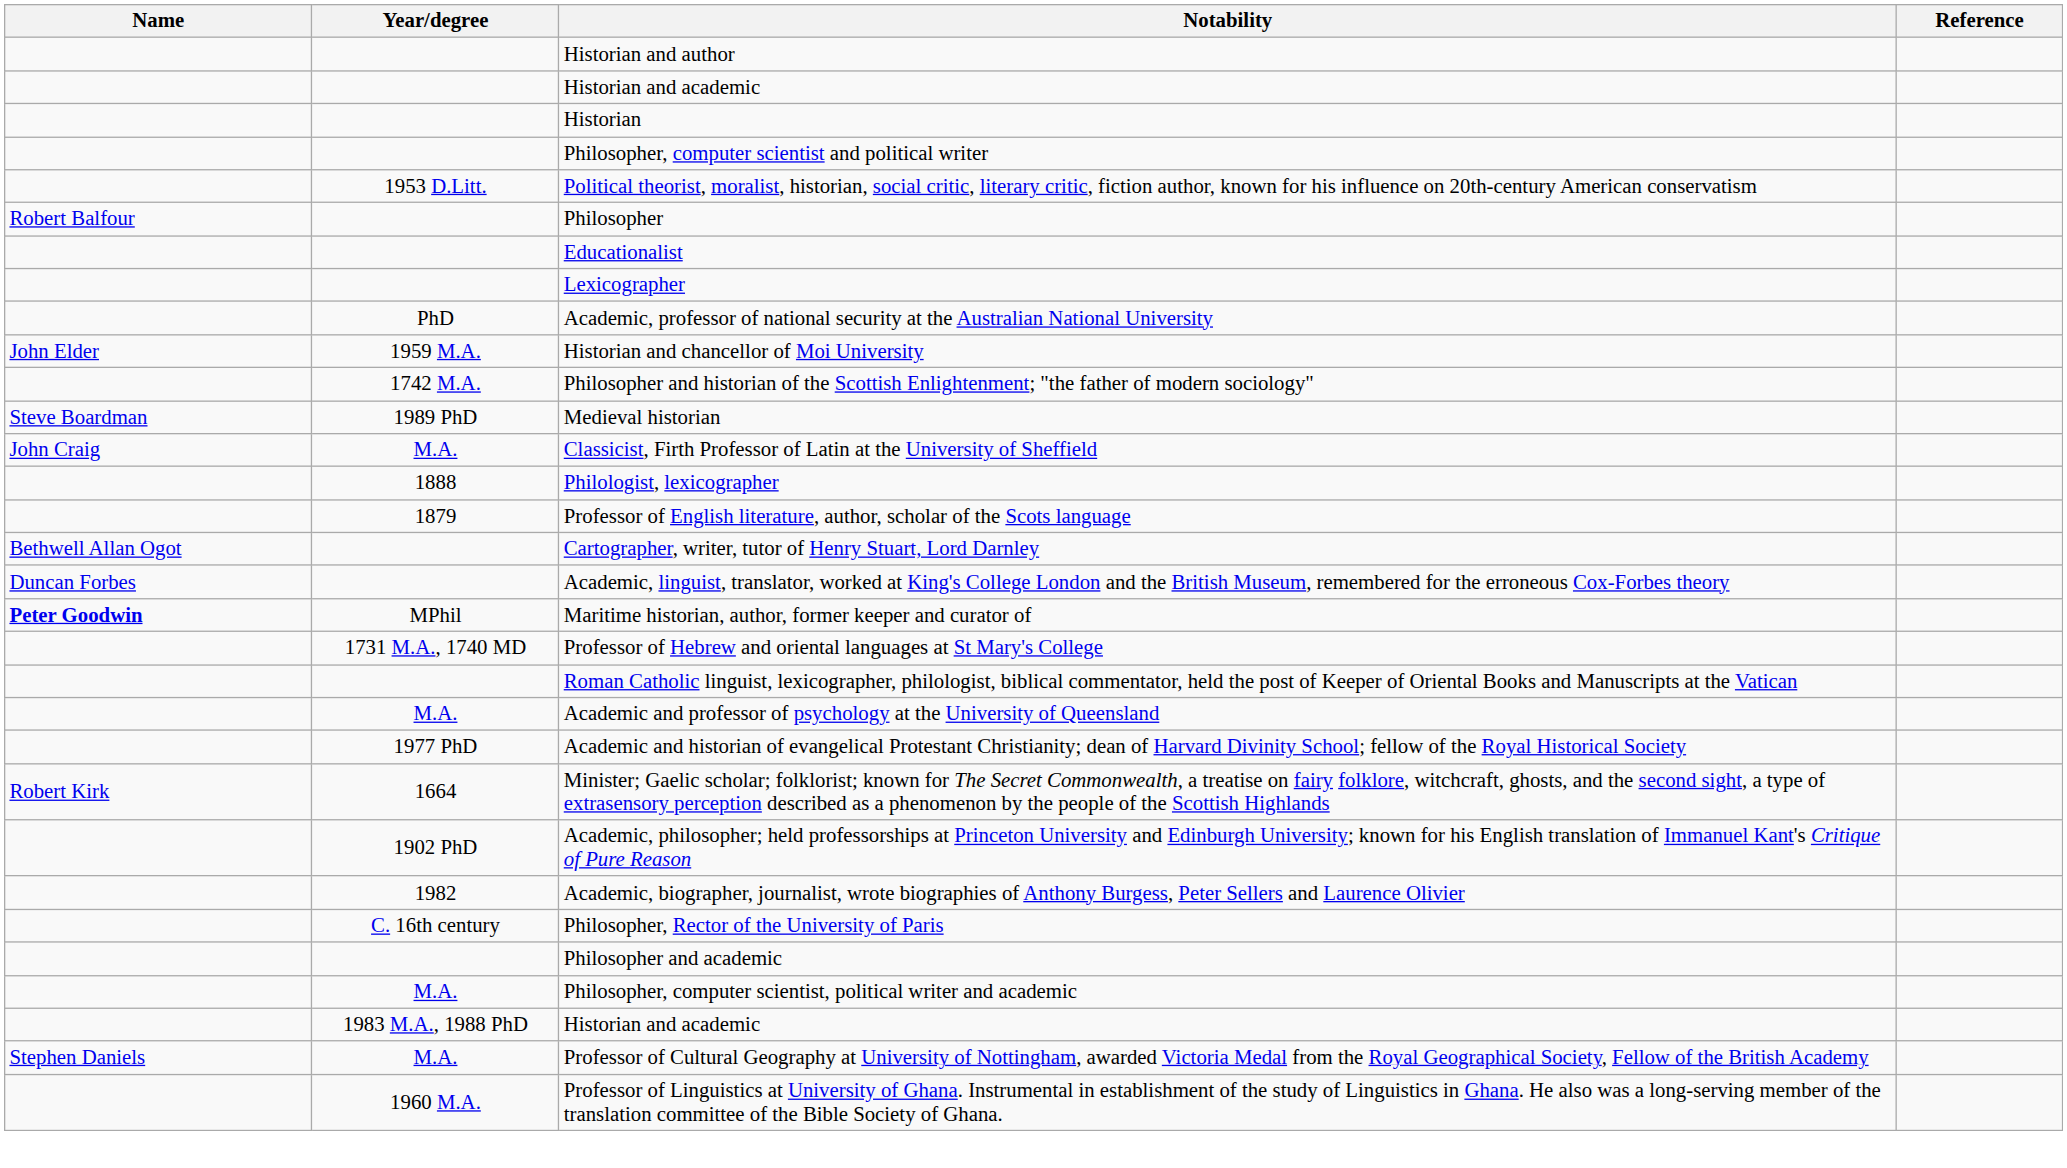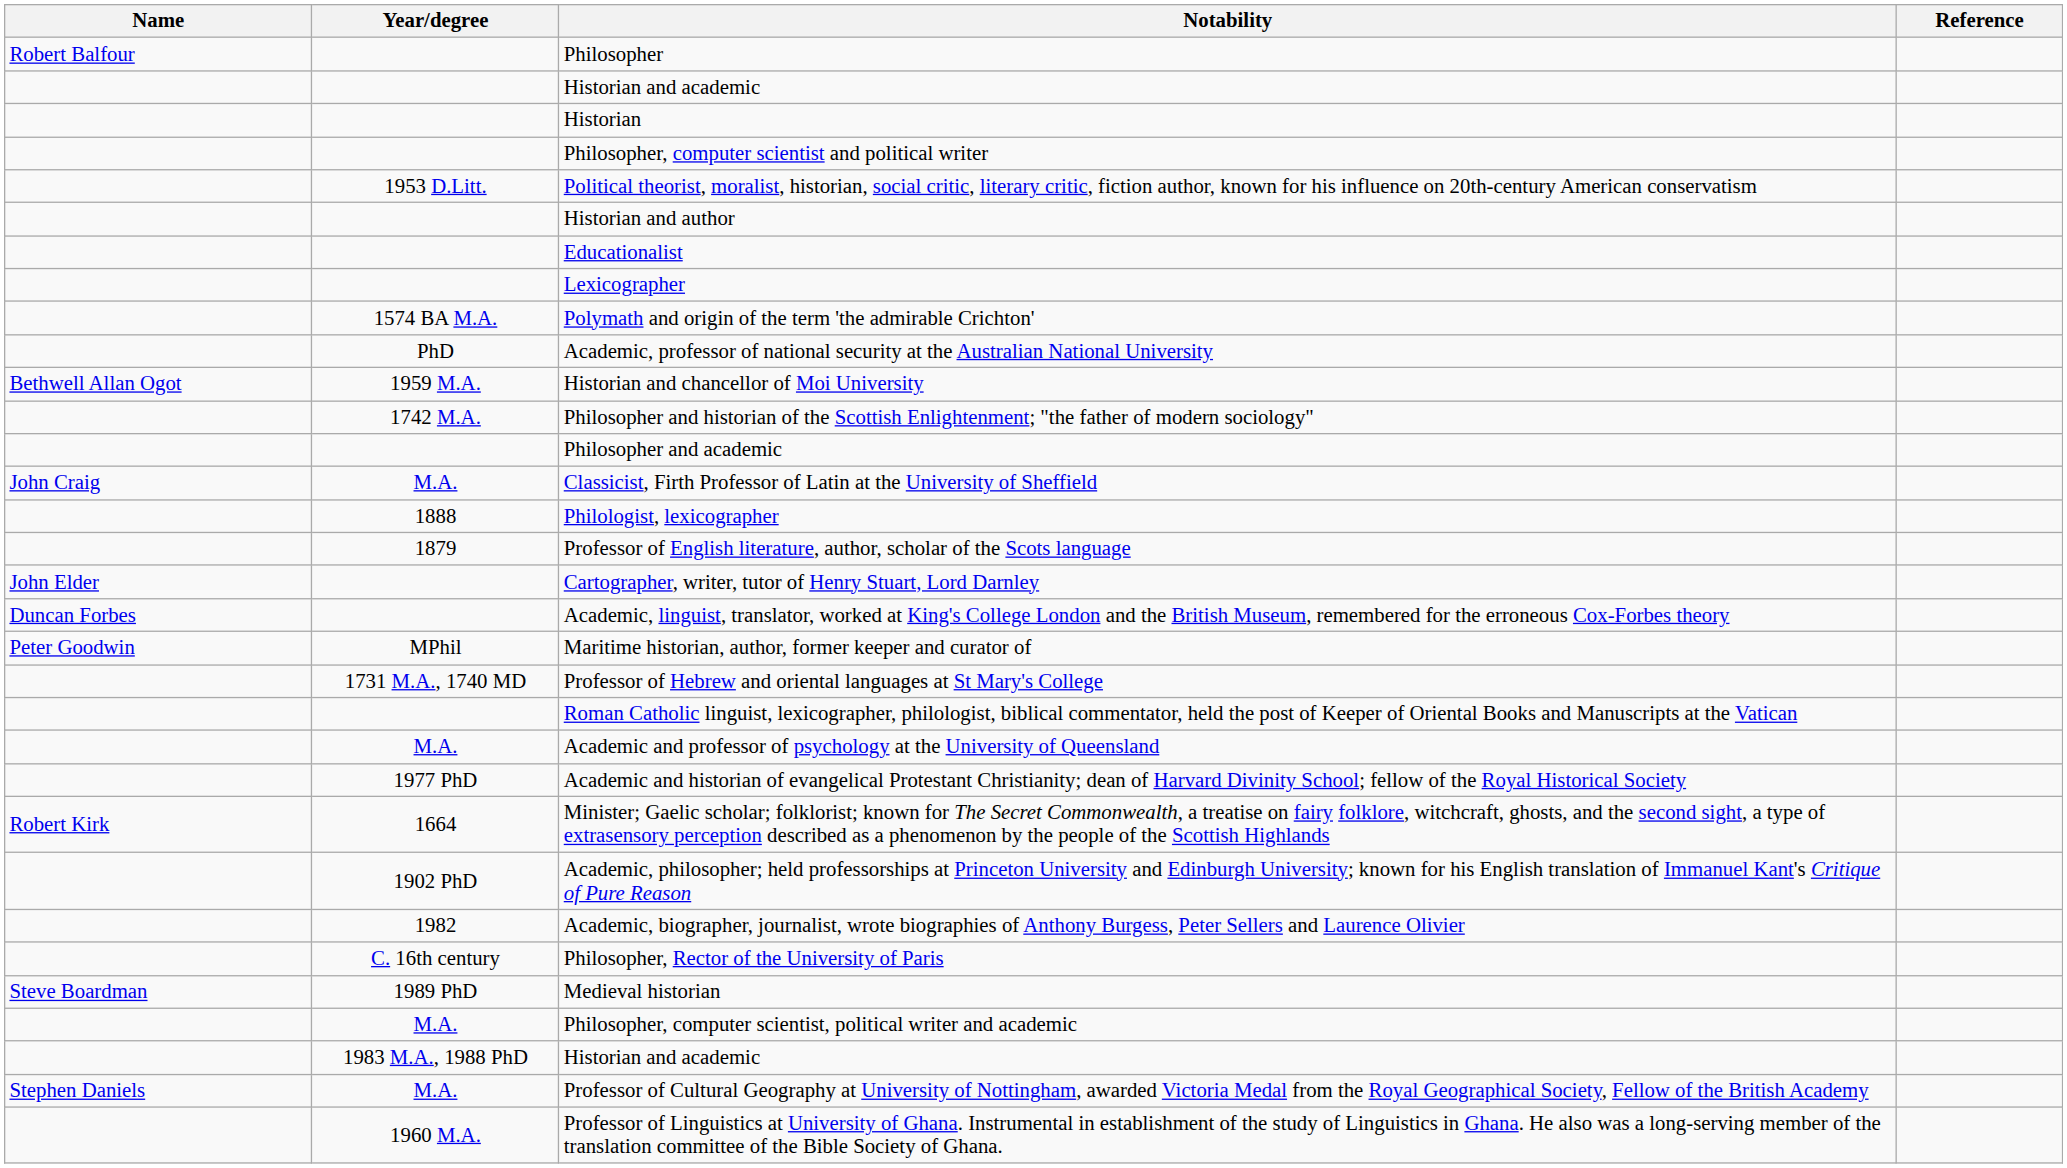rows swapped: (435, 219) <-> (435, 54)
+ row: (435, 317)
(54, 350) John Elder -> (96, 383) Bethwell Allan Ogot
rows swapped: (435, 416) <-> (435, 959)
(96, 548) Bethwell Allan Ogot -> (54, 581) John Elder
(76, 614) bold -> (72, 647) normal
